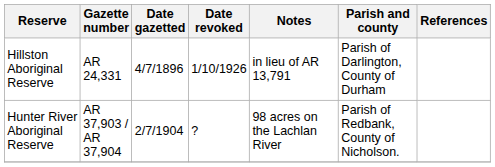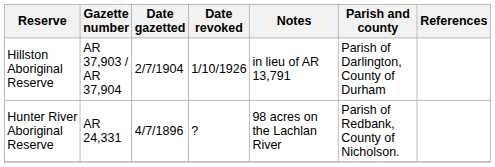(102, 69) AR 24,331 -> (106, 69) AR 37,903 / AR 37,904
(159, 69) 4/7/1896 -> (159, 69) 2/7/1904
(106, 131) AR 37,903 / AR 37,904 -> (102, 131) AR 24,331
(159, 131) 2/7/1904 -> (159, 131) 4/7/1896
